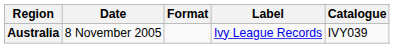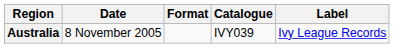columns swapped: (268, 14) <-> (357, 14)
